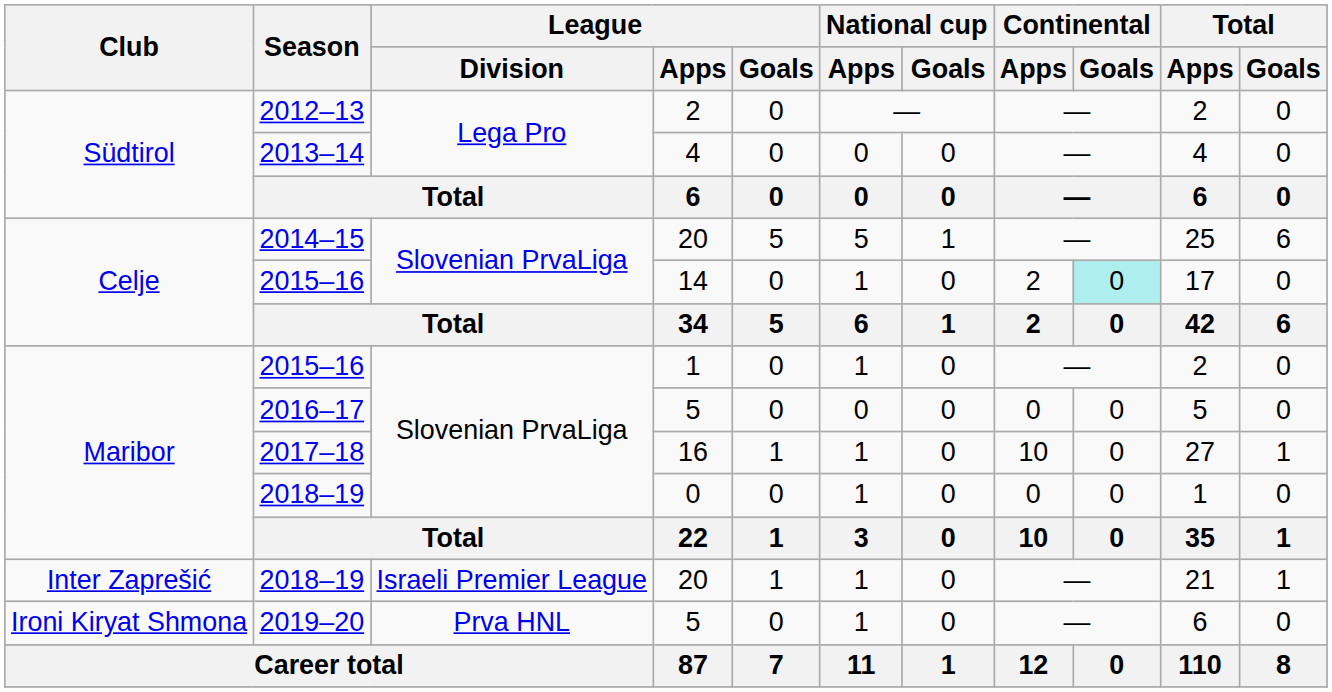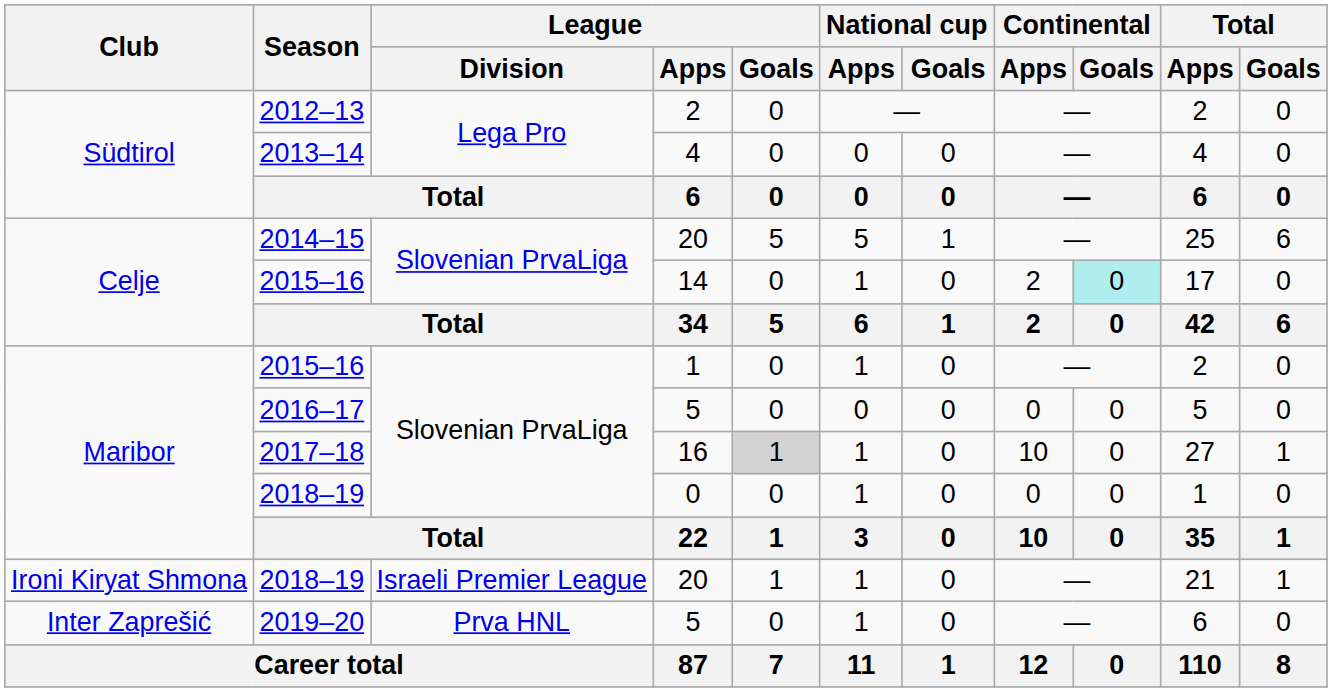(776, 452) no background -> (776, 452) lightgrey background
(129, 580) Inter Zaprešić -> (129, 580) Ironi Kiryat Shmona
(129, 622) Ironi Kiryat Shmona -> (129, 622) Inter Zaprešić
